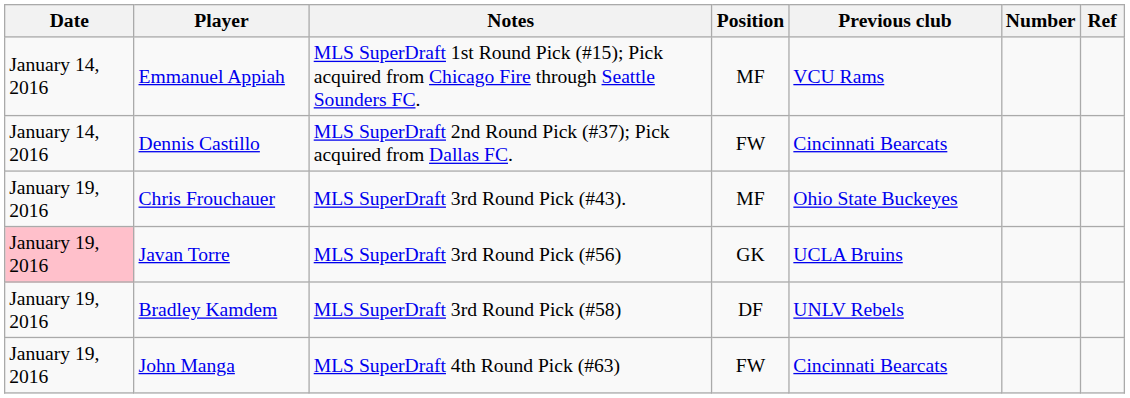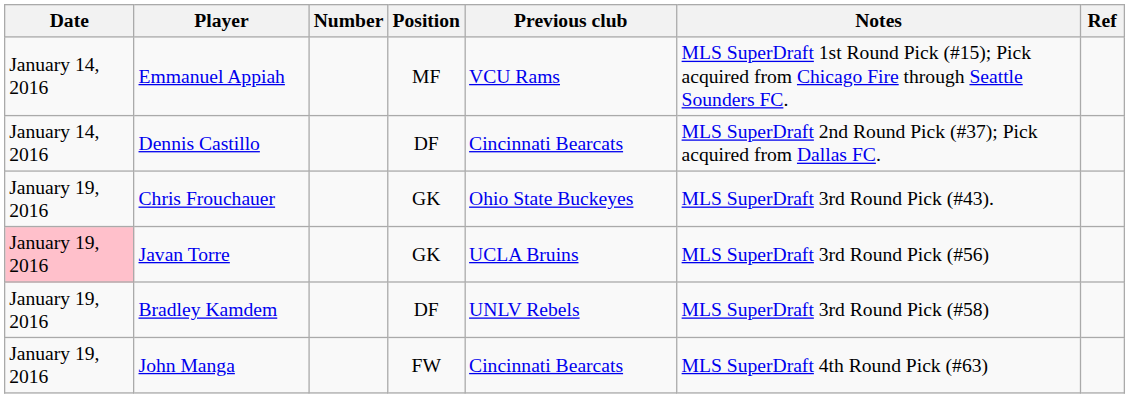columns swapped: (1041, 20) <-> (511, 20)
(750, 143) FW -> (426, 143) DF
(750, 199) MF -> (426, 199) GK
